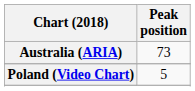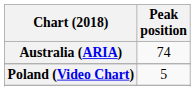(164, 52) 73 -> (164, 52) 74
